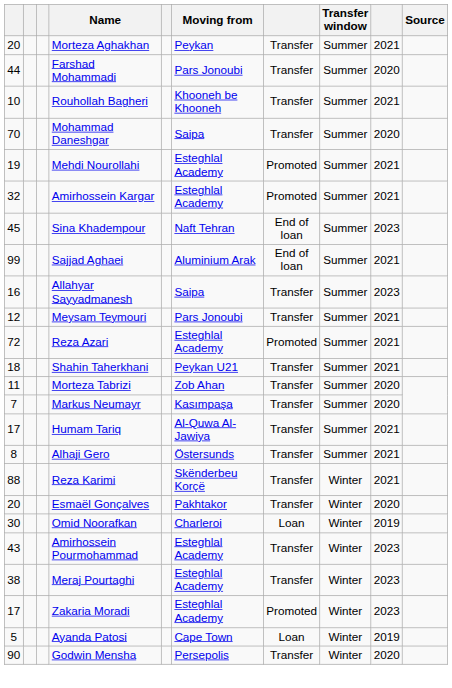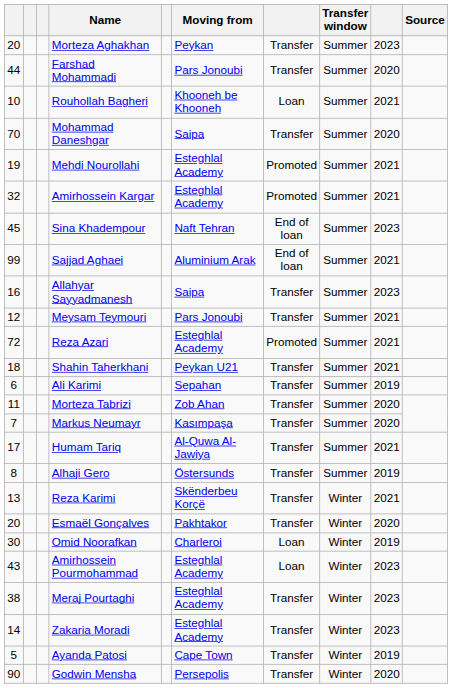(387, 45) 2021 -> (387, 45) 2023
(292, 102) Transfer -> (292, 102) Loan
+ row: (76, 385)
(387, 454) 2021 -> (387, 473) 2019
(14, 479) 88 -> (14, 498) 13
(292, 548) Transfer -> (292, 567) Loan
(14, 611) 17 -> (14, 630) 14
(292, 611) Promoted -> (292, 630) Transfer
(292, 636) Loan -> (292, 655) Transfer
